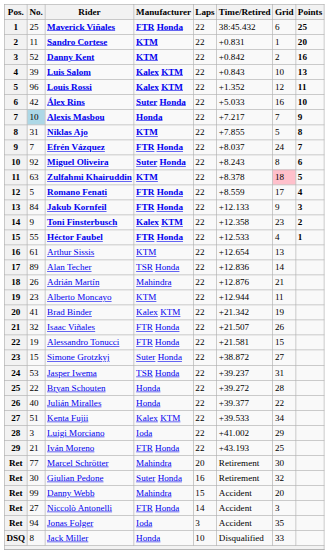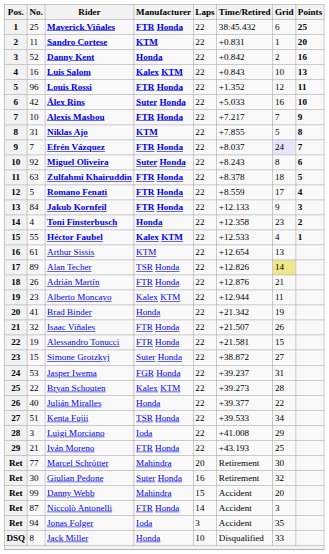(147, 57) KTM -> (149, 57) Honda
(34, 72) 39 -> (34, 72) 16
(160, 87) Kalex KTM -> (160, 87) FTR Honda
(34, 117) lightblue background -> (34, 117) no background
(149, 117) Honda -> (160, 117) FTR Honda
(279, 147) no background -> (279, 147) lavender background
(147, 177) KTM -> (160, 177) FTR Honda
(279, 177) pink background -> (279, 177) no background
(32, 222) 9 -> (32, 222) 4
(160, 222) Kalex KTM -> (149, 222) Honda
(160, 237) FTR Honda -> (160, 237) Kalex KTM
(234, 267) +12.836 -> (234, 267) +12.826
(279, 267) no background -> (279, 267) khaki background
(154, 282) Mahindra -> (158, 282) FTR Honda
(146, 297) KTM -> (158, 297) Kalex KTM
(158, 312) Kalex KTM -> (148, 312) Honda
(158, 373) TSR Honda -> (158, 373) FGR Honda
(148, 388) Honda -> (158, 388) Kalex KTM
(234, 388) +39.272 -> (234, 388) +39.273
(158, 418) Kalex KTM -> (158, 418) TSR Honda
(234, 433) +41.002 -> (234, 433) +41.008
(34, 508) 27 -> (34, 508) 87
